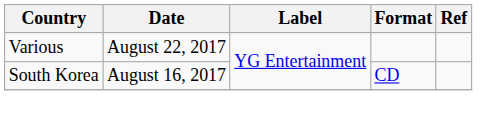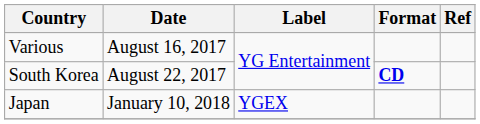(167, 47) August 22, 2017 -> (167, 47) August 16, 2017
(167, 75) August 16, 2017 -> (167, 75) August 22, 2017
(387, 75) normal -> (391, 75) bold
+ row: (29, 103)
